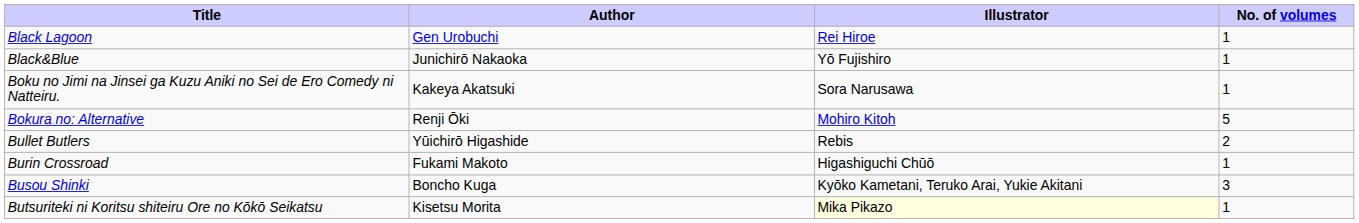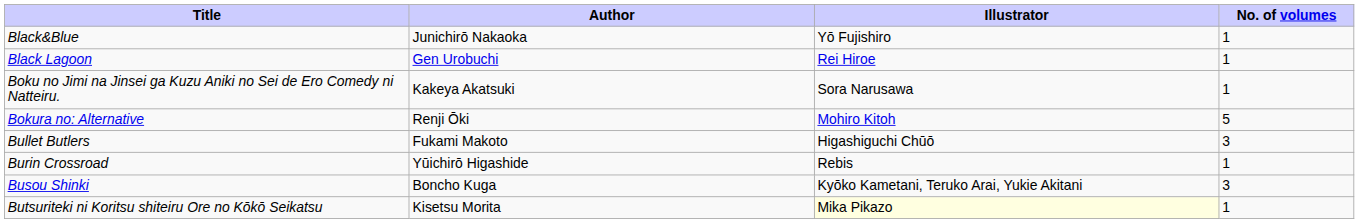rows swapped: (43, 59) <-> (50, 37)
(471, 141) Yūichirō Higashide -> (460, 141) Fukami Makoto
(835, 141) Rebis -> (876, 141) Higashiguchi Chūō
(1226, 141) 2 -> (1226, 141) 3
(460, 163) Fukami Makoto -> (471, 163) Yūichirō Higashide
(876, 163) Higashiguchi Chūō -> (835, 163) Rebis
